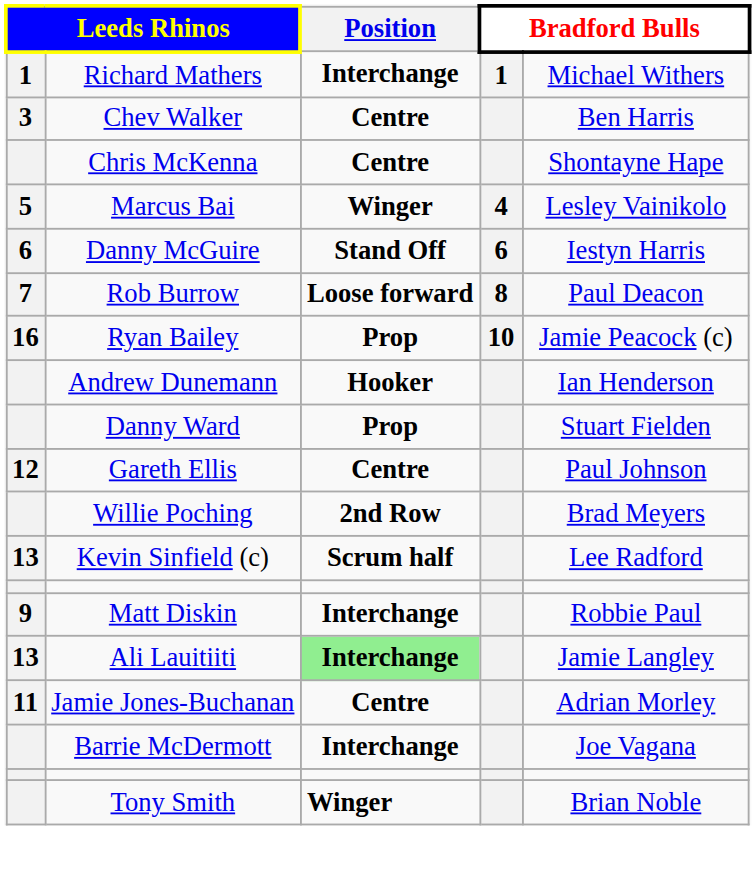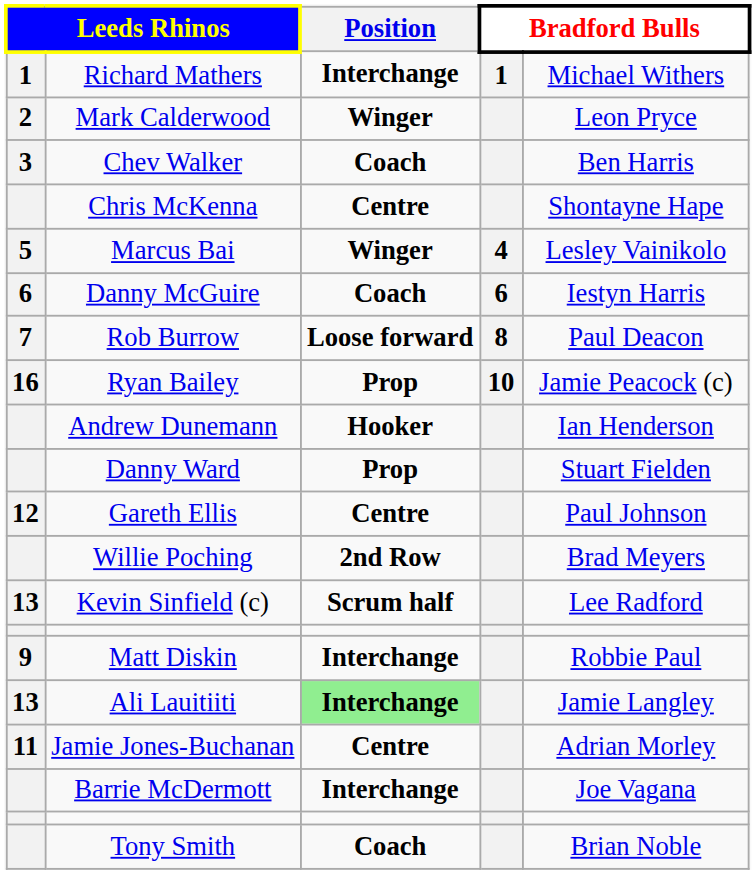+ row: (25, 118)
(390, 118) Centre -> (390, 162) Coach
(390, 250) Stand Off -> (390, 294) Coach
(350, 802) Winger -> (390, 846) Coach
